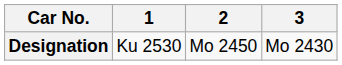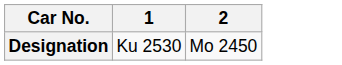- column: (299, 18)
